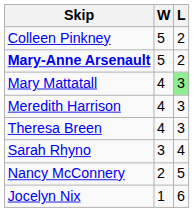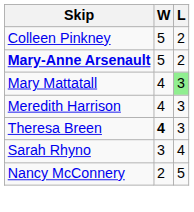(161, 128) normal -> (161, 128) bold
- row: (44, 196)
